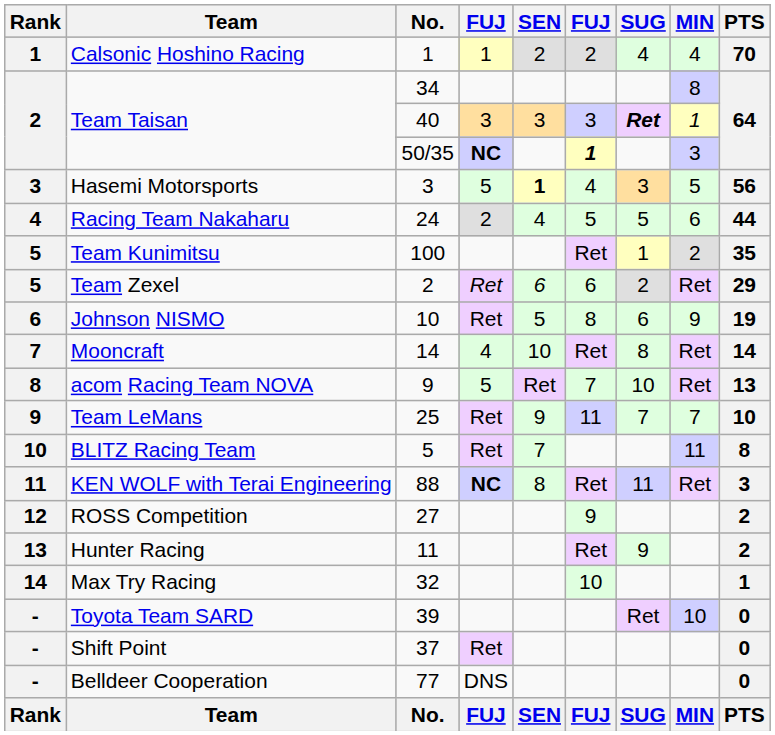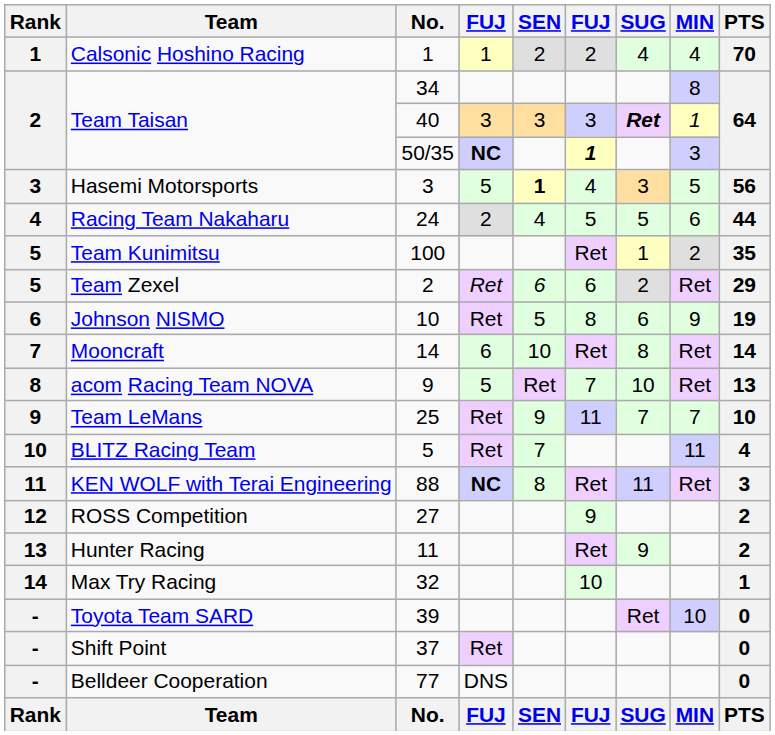(486, 351) 4 -> (486, 351) 6
(744, 450) 8 -> (744, 450) 4
